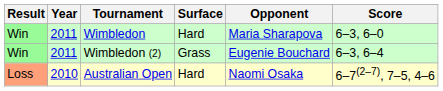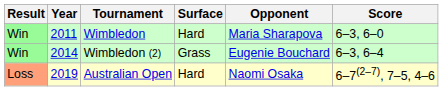(64, 53) 2011 -> (64, 53) 2014
(64, 74) 2010 -> (64, 74) 2019
